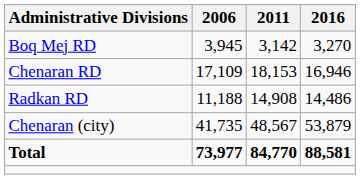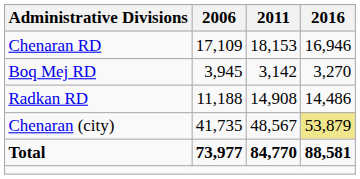rows swapped: (52, 44) <-> (55, 71)
(328, 125) no background -> (328, 125) khaki background
